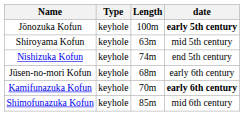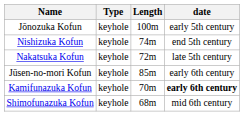(202, 27) bold -> (202, 27) normal
- row: (50, 42)
+ row: (50, 57)
(148, 73) 68m -> (148, 73) 85m
(148, 103) 85m -> (148, 103) 68m
